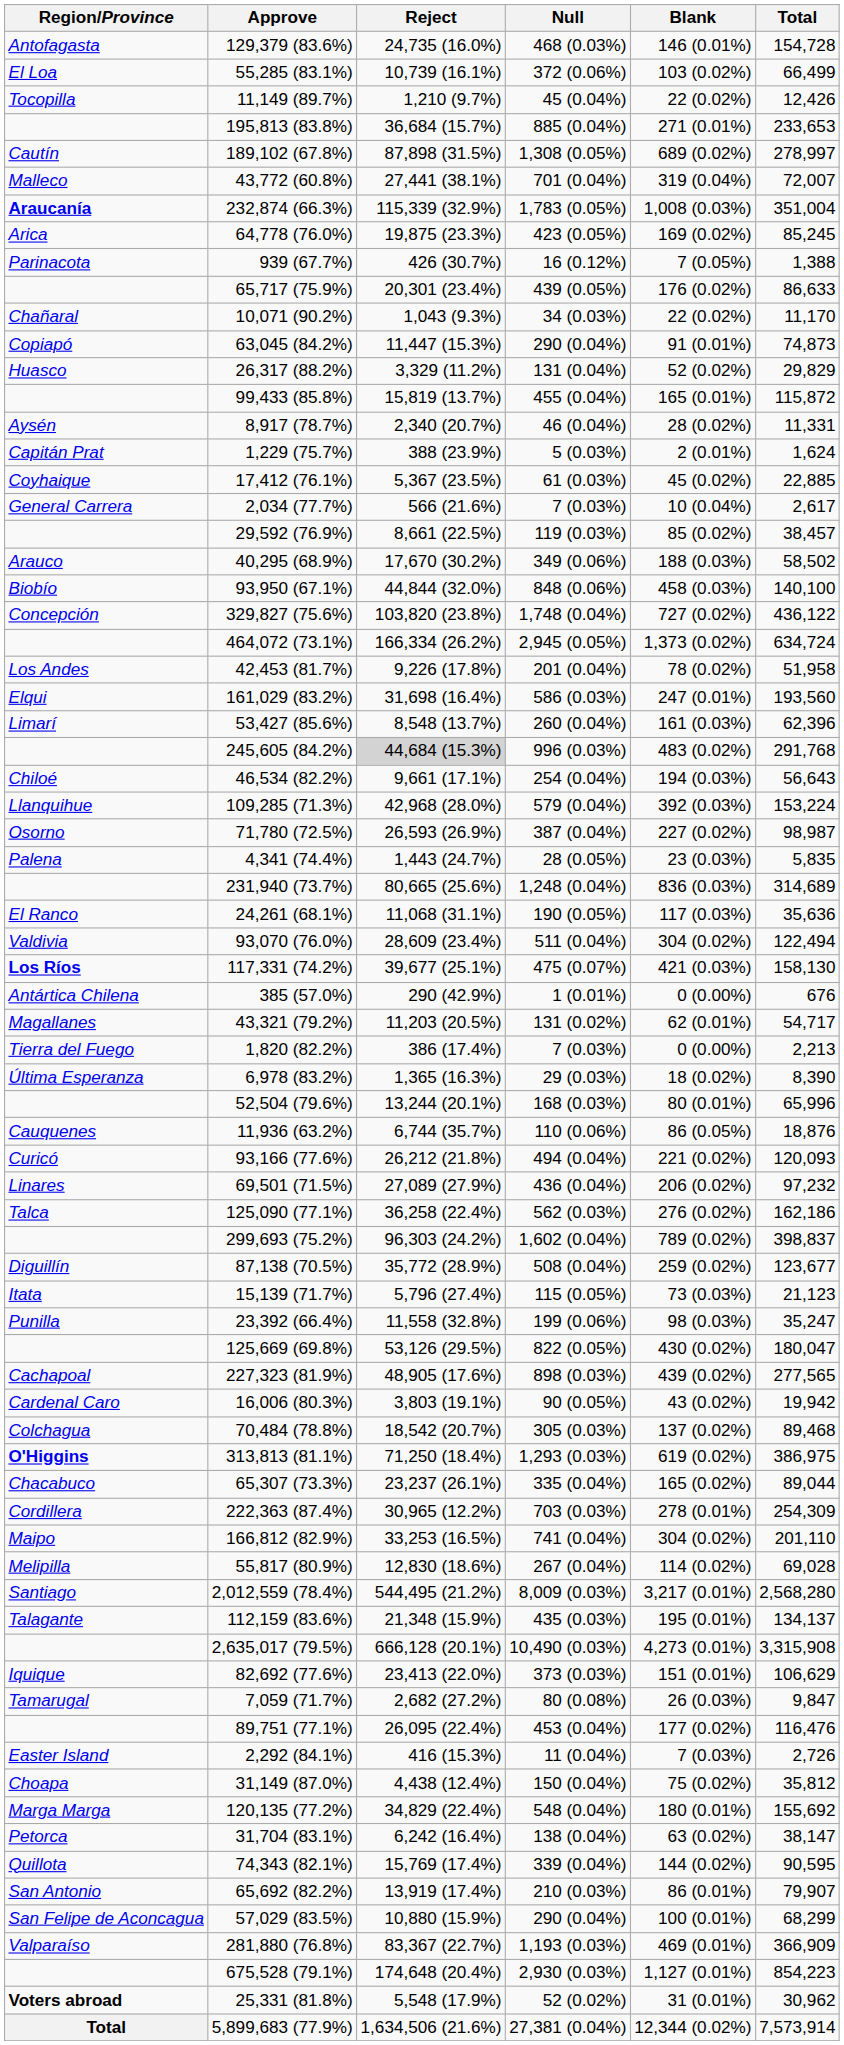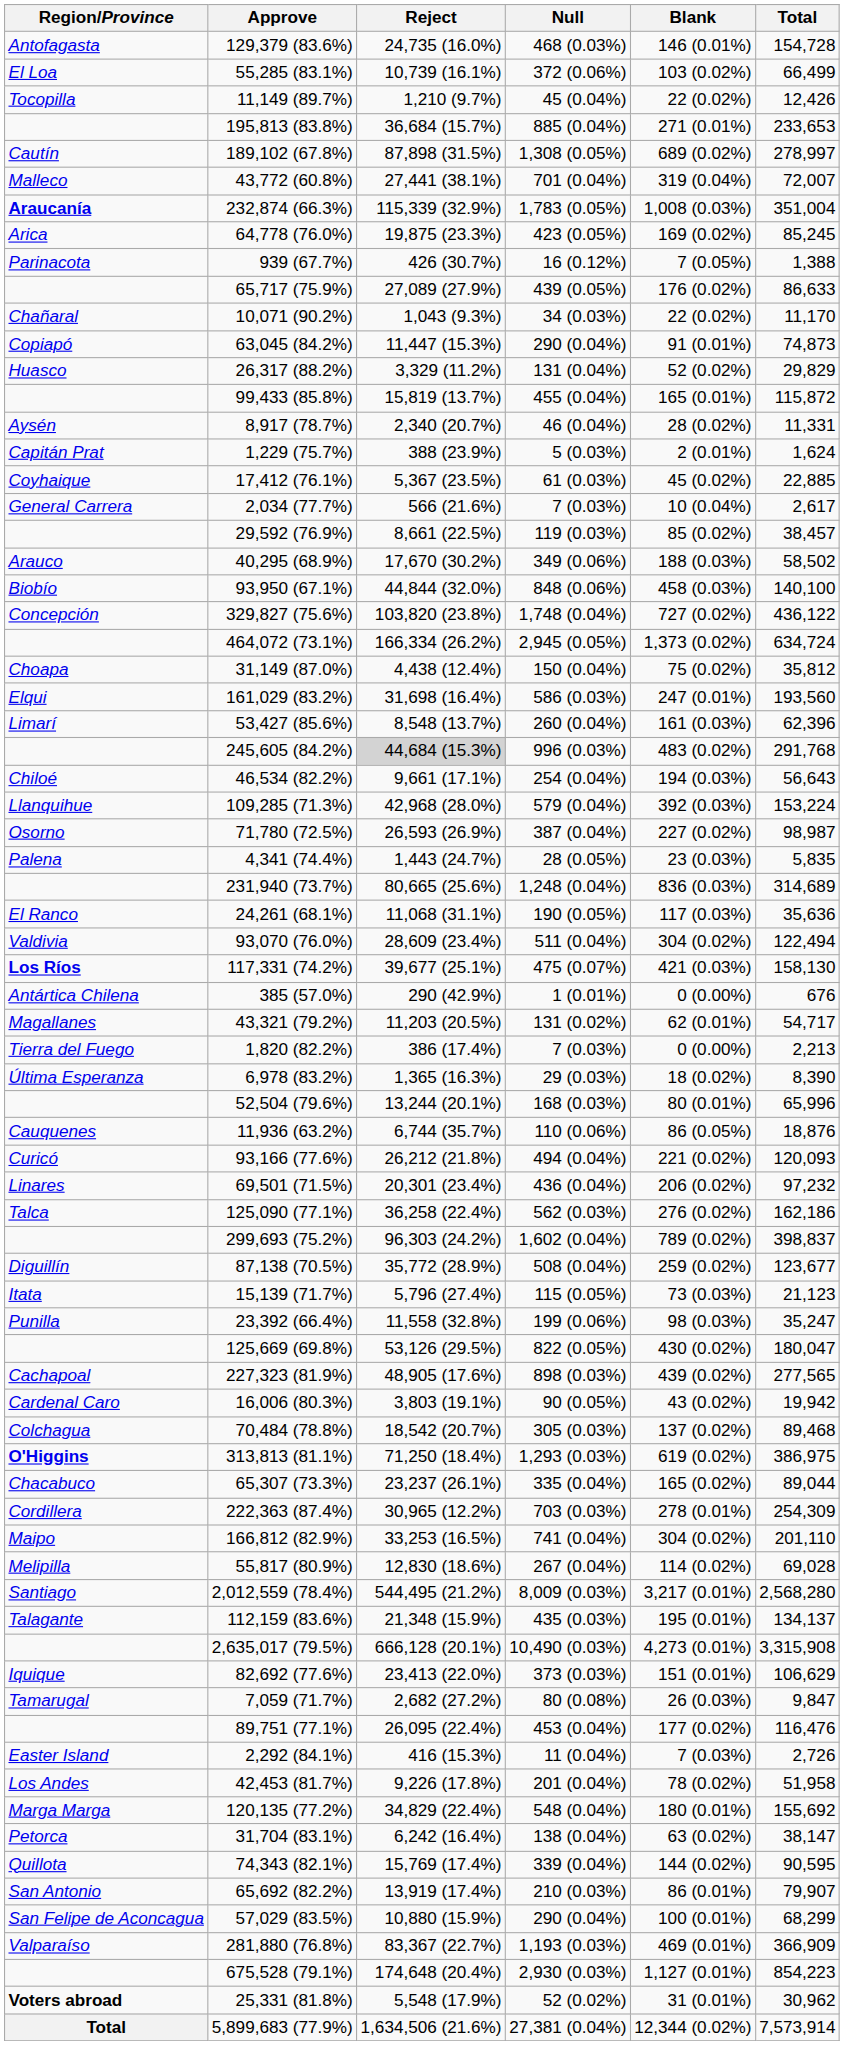(443, 289) 20,301 (23.4%) -> (443, 289) 27,089 (27.9%)
rows swapped: (294, 1782) <-> (294, 669)
(443, 1185) 27,089 (27.9%) -> (443, 1185) 20,301 (23.4%)
